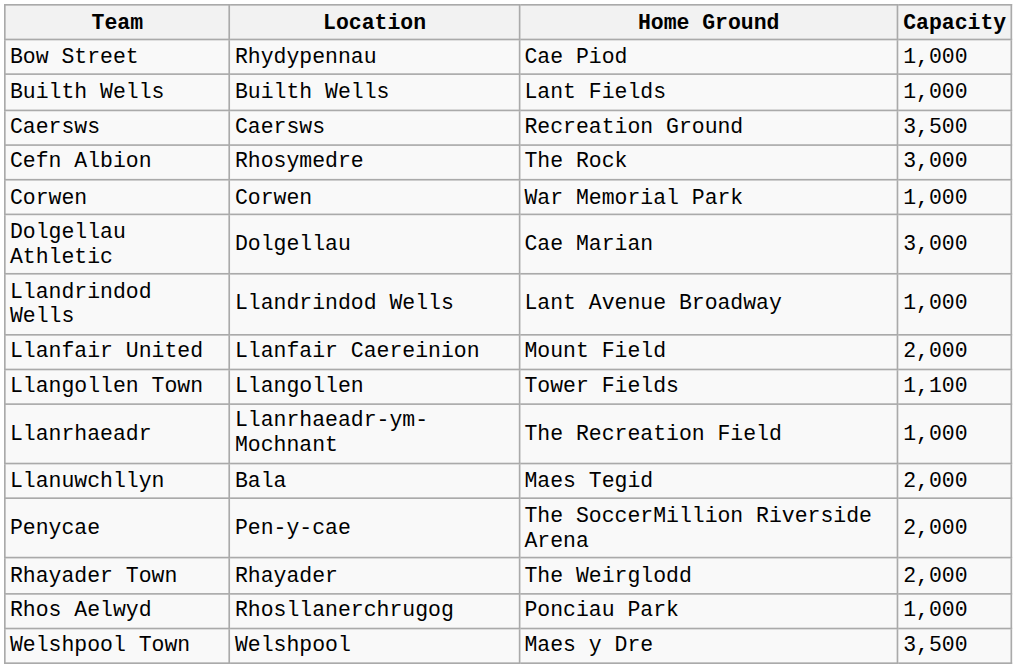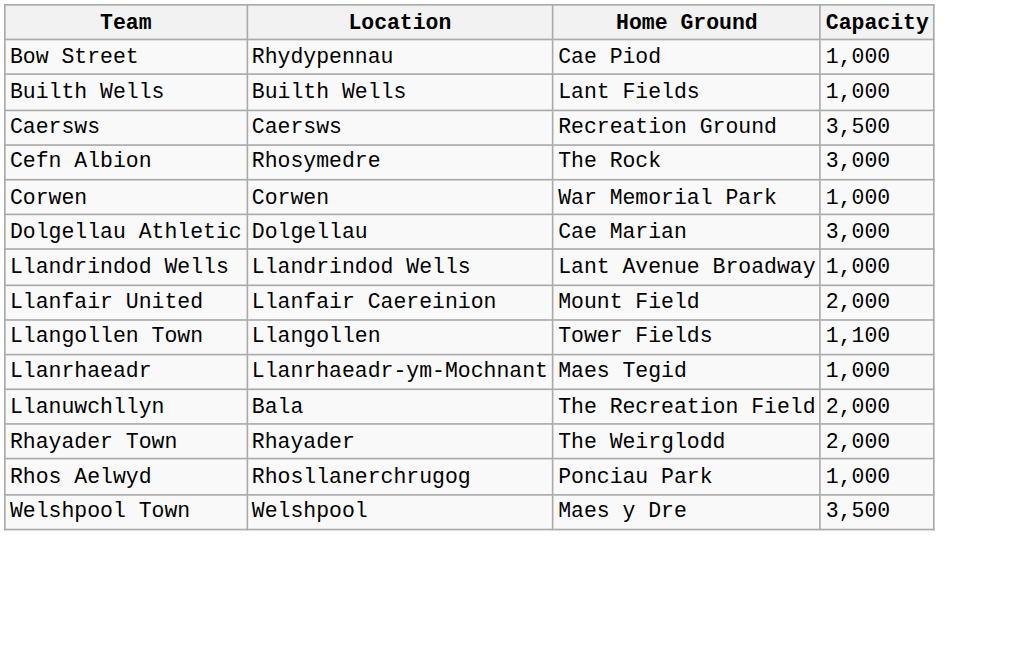(653, 434) The Recreation Field -> (623, 372) Maes Tegid
(589, 481) Maes Tegid -> (687, 407) The Recreation Field
- row: (55, 528)
